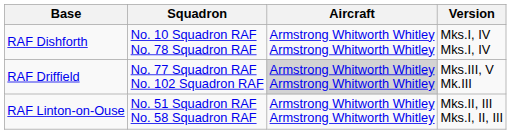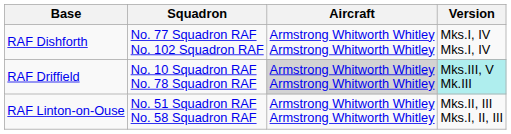(194, 42) No. 10 Squadron RAF No. 78 Squadron RAF -> (197, 42) No. 77 Squadron RAF No. 102 Squadron RAF
(197, 76) No. 77 Squadron RAF No. 102 Squadron RAF -> (194, 76) No. 10 Squadron RAF No. 78 Squadron RAF
(467, 76) no background -> (467, 76) paleturquoise background
